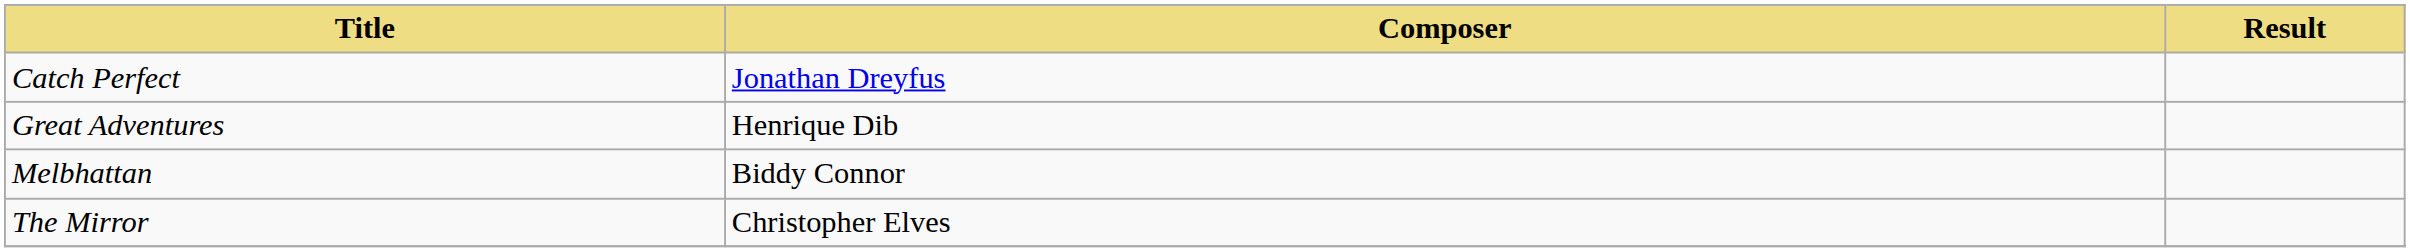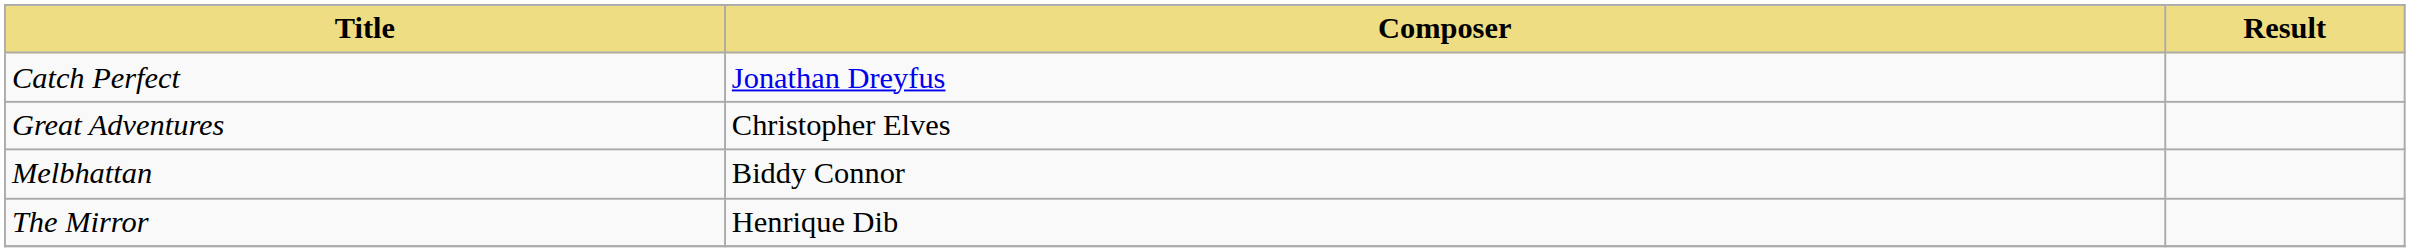(815, 125) Henrique Dib -> (841, 125) Christopher Elves
(841, 221) Christopher Elves -> (815, 221) Henrique Dib
